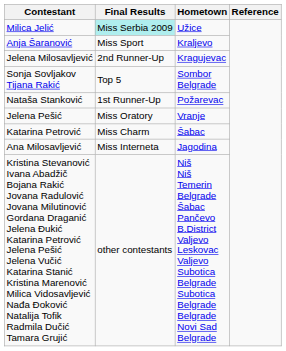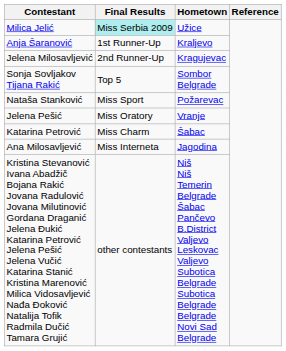(120, 43) Miss Sport -> (129, 43) 1st Runner-Up
(129, 100) 1st Runner-Up -> (120, 100) Miss Sport
